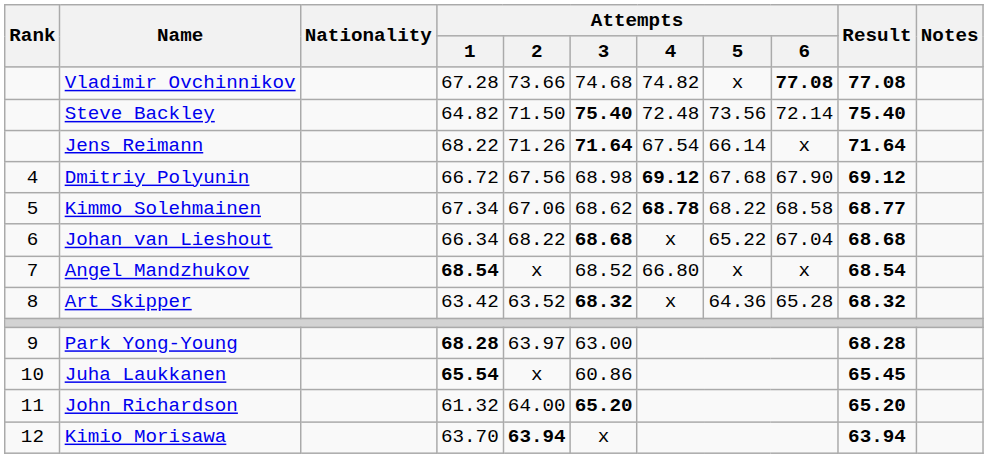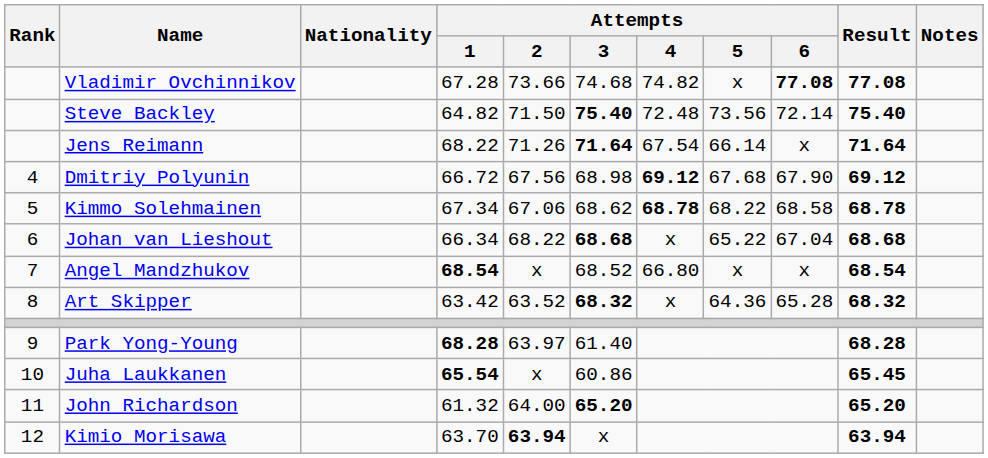(877, 209) 68.77 -> (877, 209) 68.78
(604, 343) 63.00 -> (604, 343) 61.40
